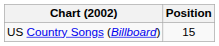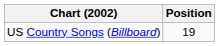(189, 32) 15 -> (189, 32) 19
